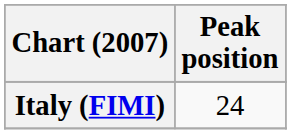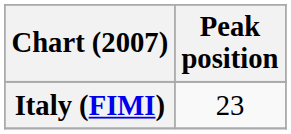(230, 104) 24 -> (230, 104) 23
